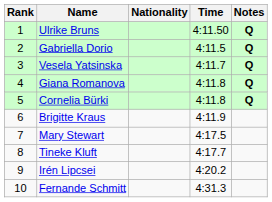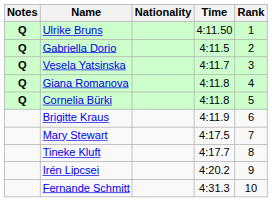columns swapped: (20, 13) <-> (249, 13)
